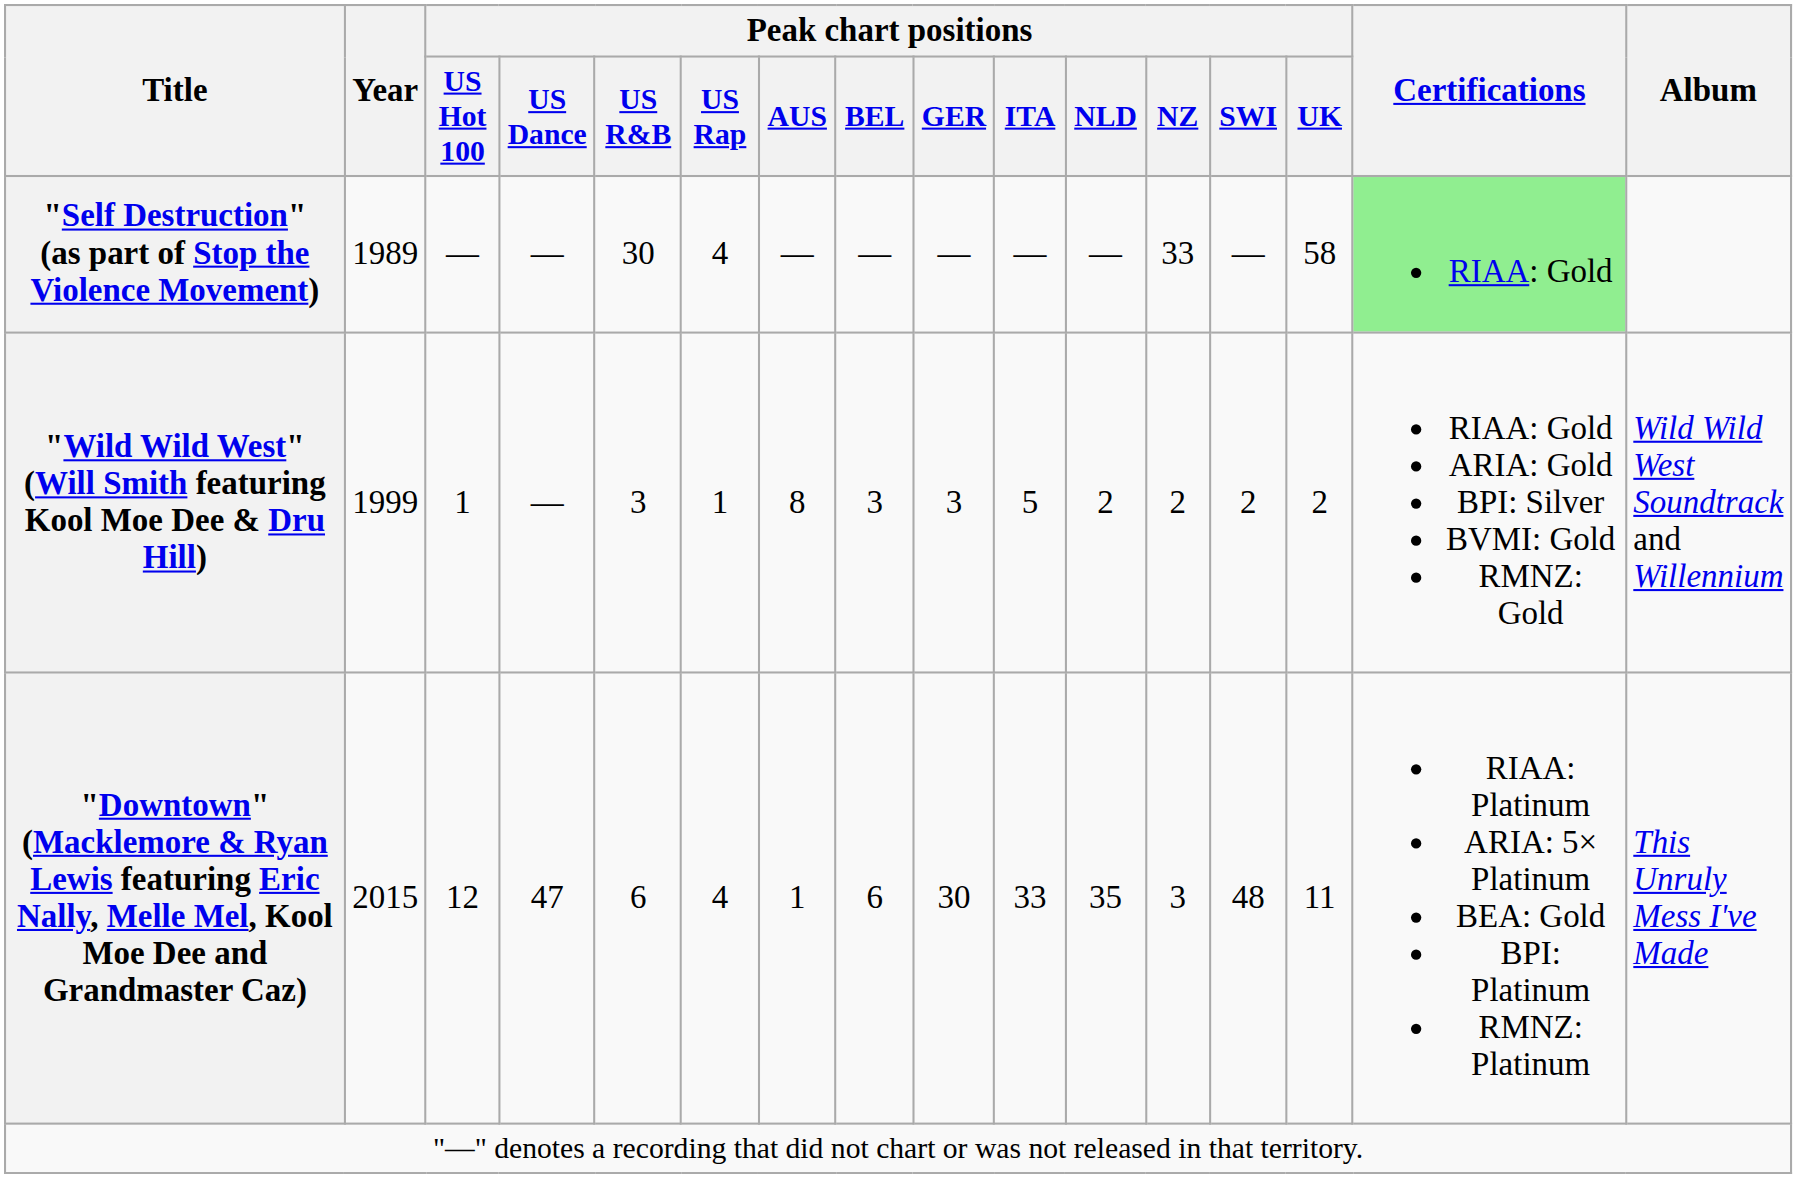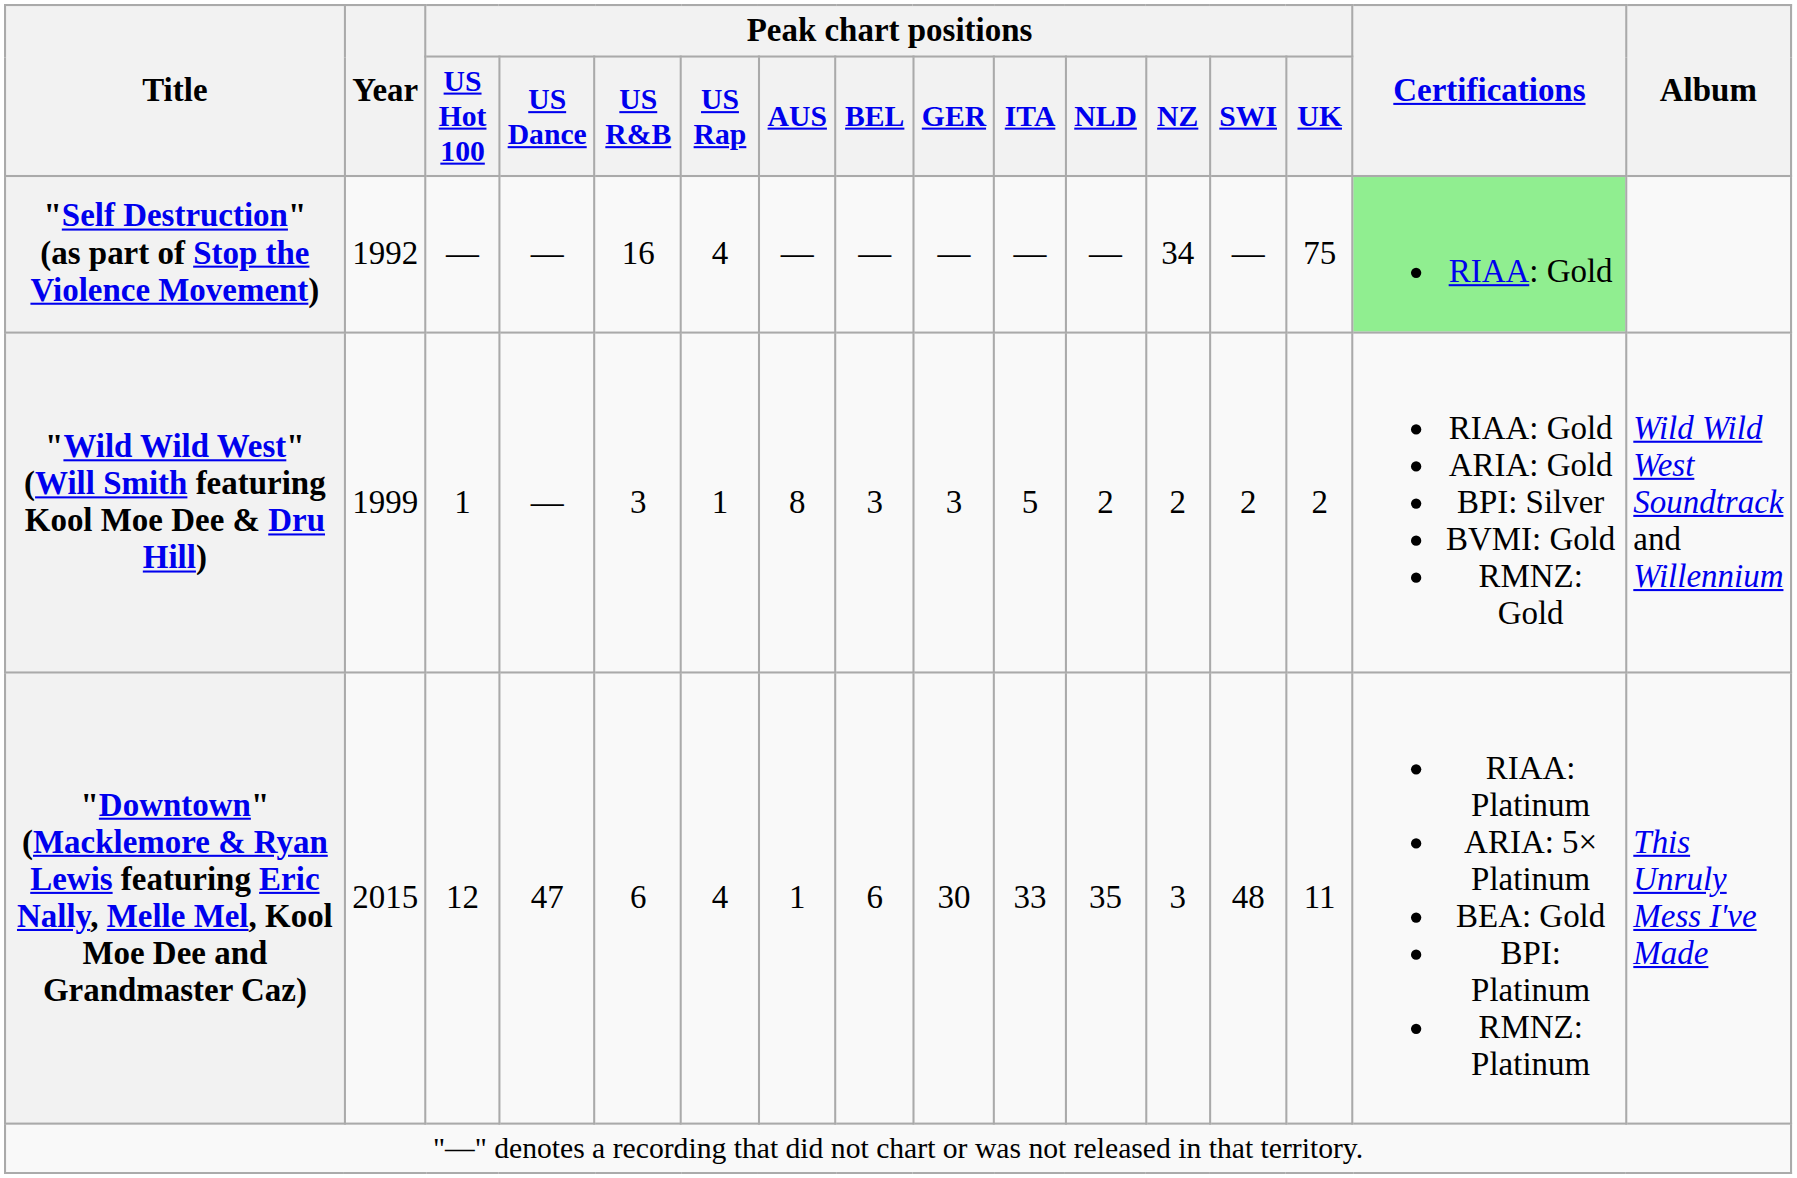(385, 253) 1989 -> (385, 253) 1992
(638, 253) 30 -> (638, 253) 16
(1178, 253) 33 -> (1178, 253) 34
(1320, 253) 58 -> (1320, 253) 75
